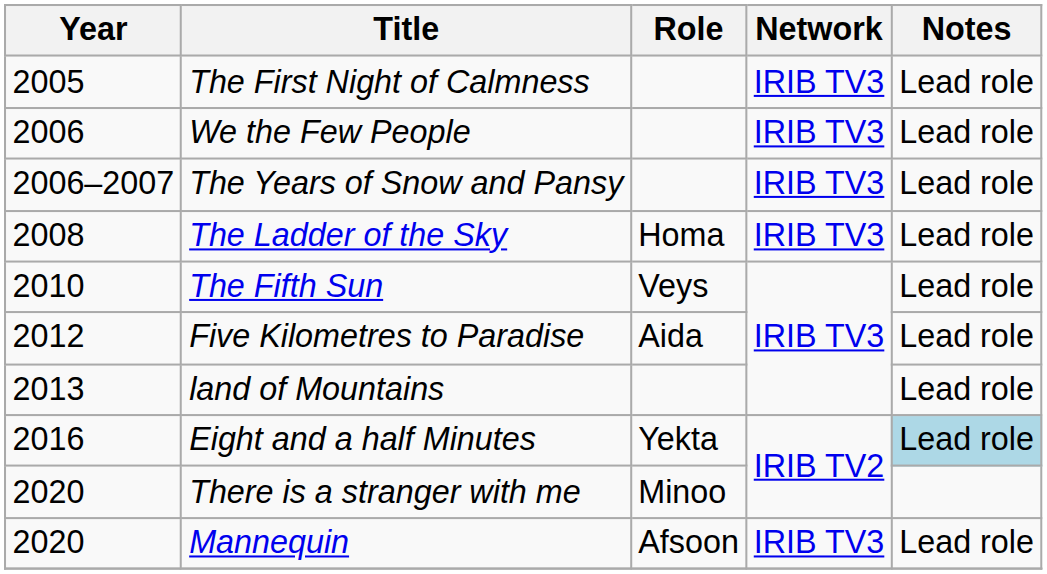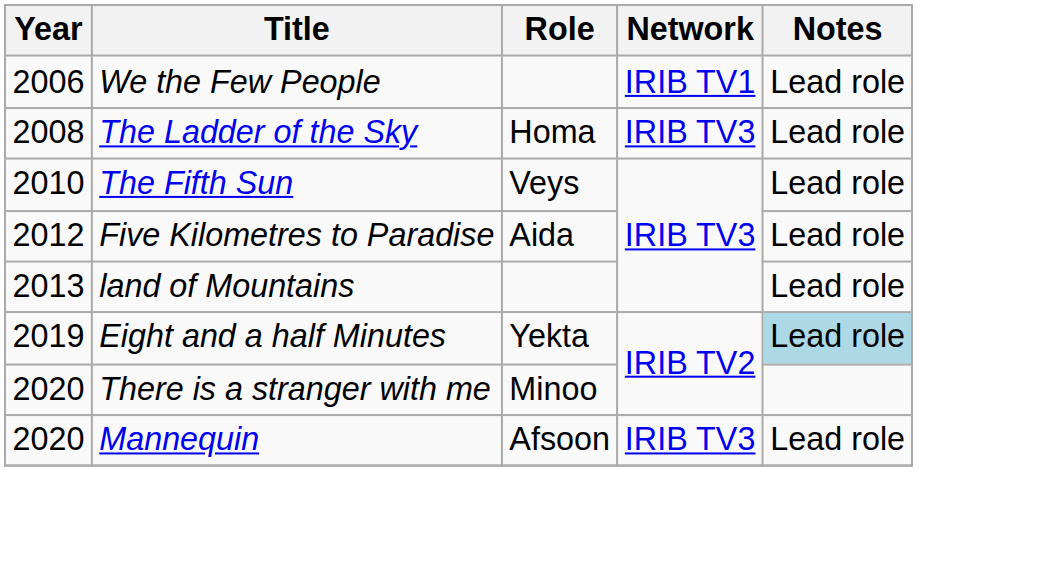- row: (389, 81)
(819, 132) IRIB TV3 -> (690, 81) IRIB TV1
- row: (406, 183)
(48, 440) 2016 -> (48, 337) 2019
